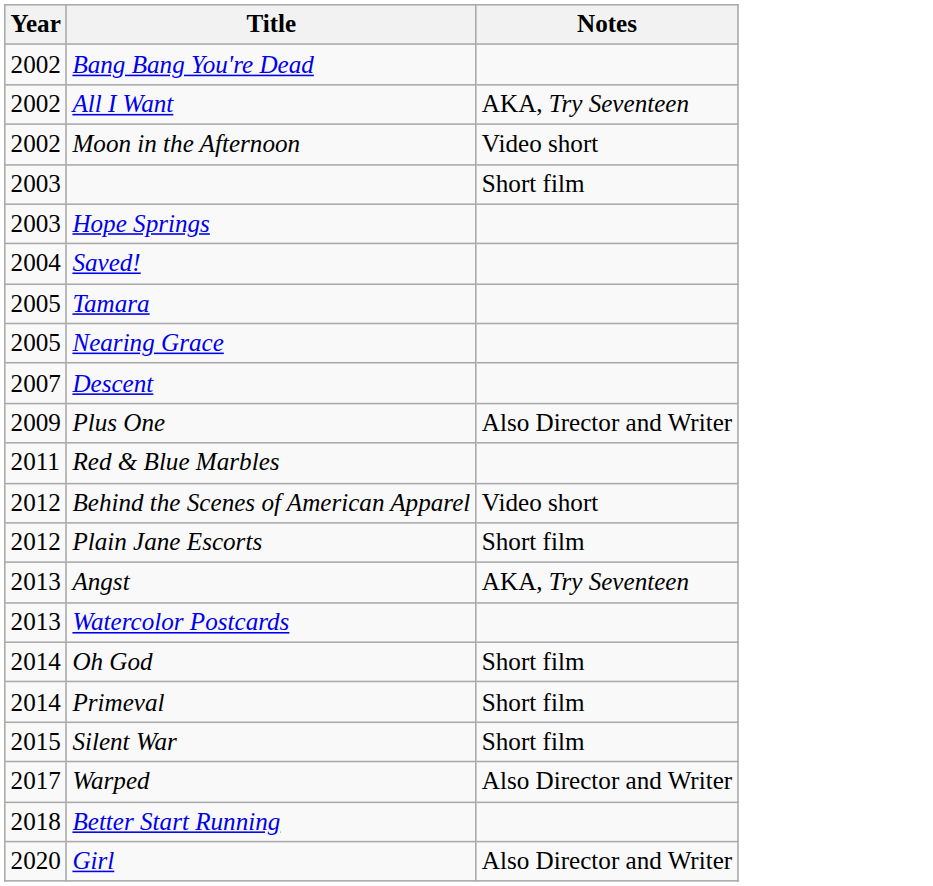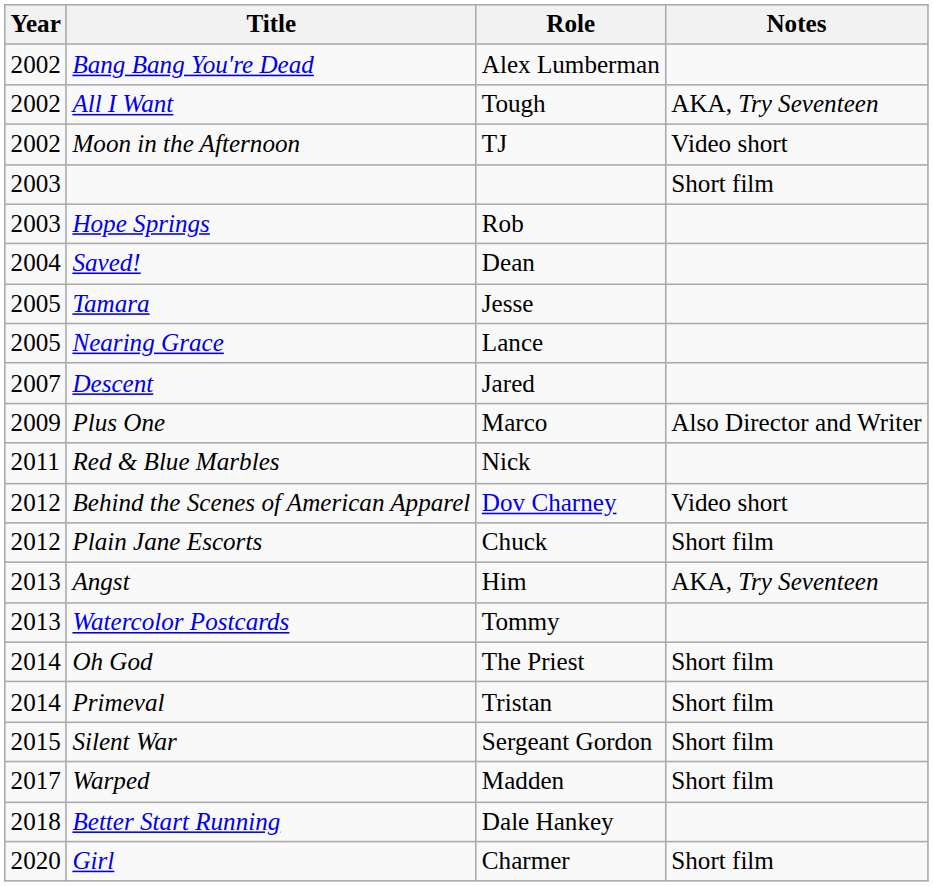+ column: (571, 24)
(607, 781) Also Director and Writer -> (723, 781) Short film
(607, 861) Also Director and Writer -> (723, 861) Short film
